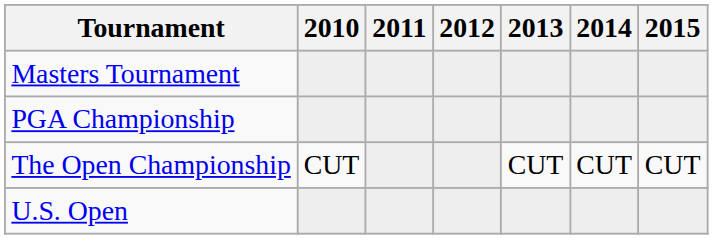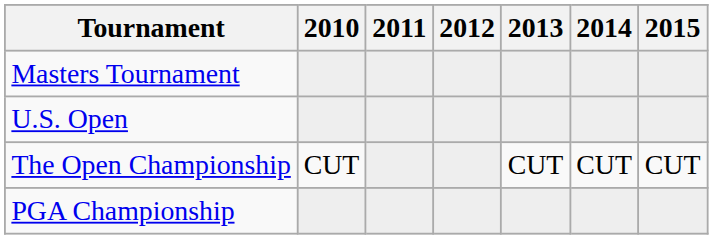rows swapped: (70, 211) <-> (123, 119)
